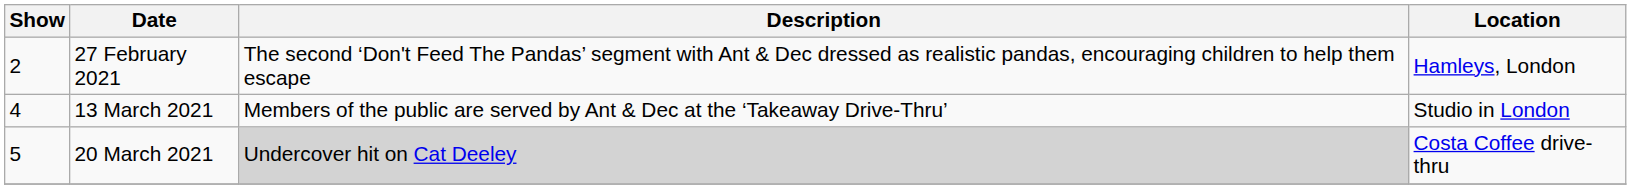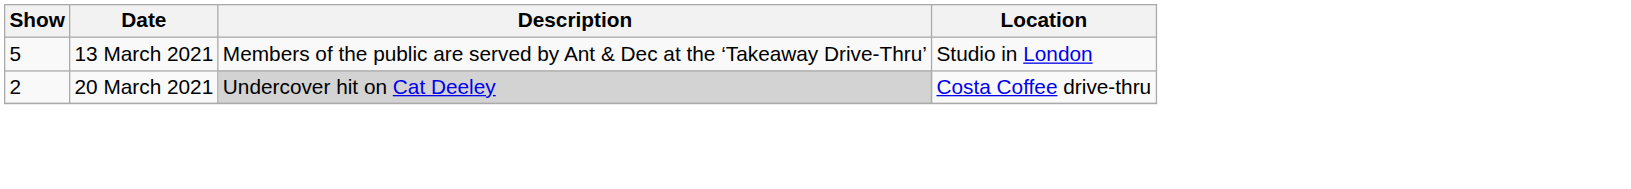- row: (131, 65)
(15, 110) 4 -> (15, 53) 5
(15, 155) 5 -> (15, 86) 2
